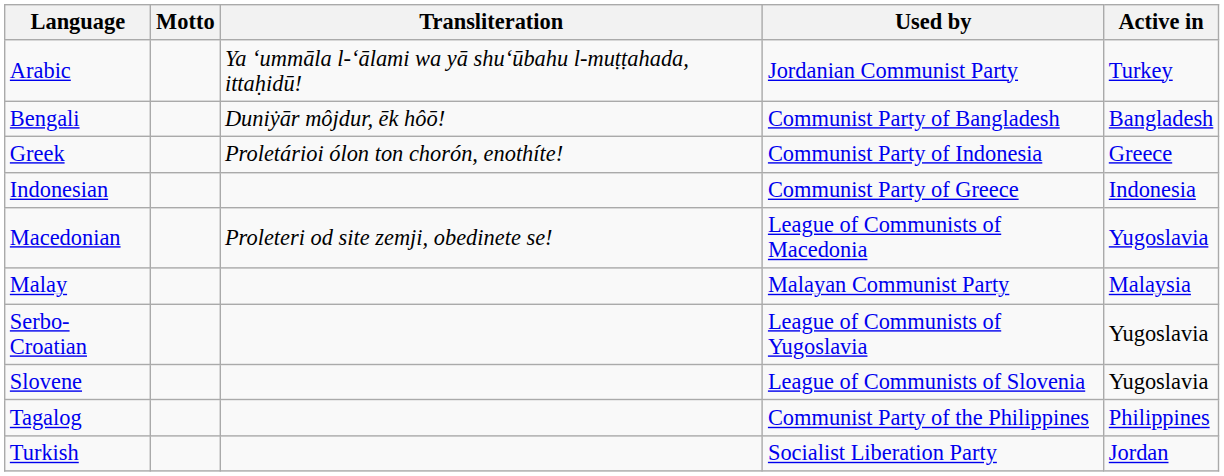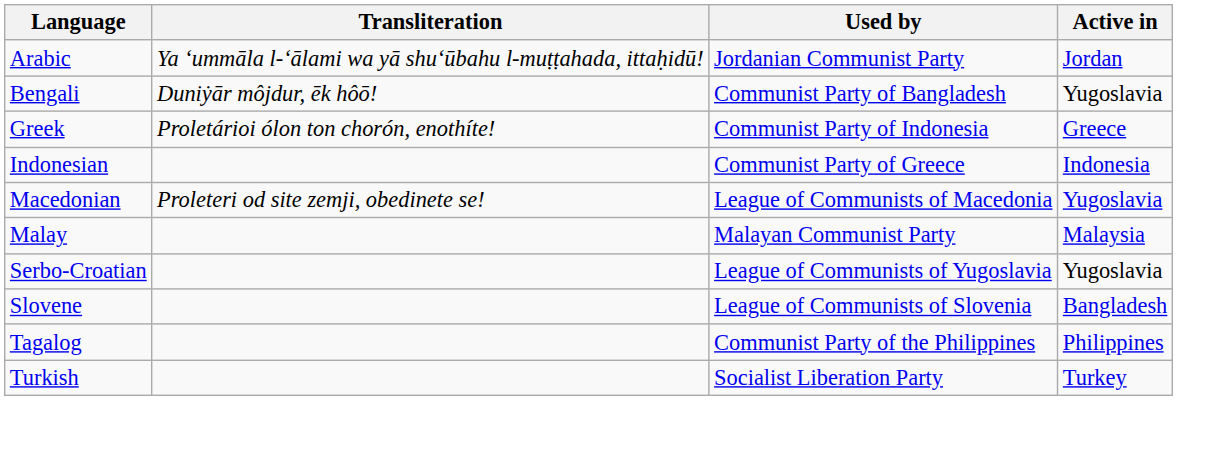- column: (185, 22)
(1141, 70) Turkey -> (1093, 57) Jordan
(1161, 118) Bangladesh -> (1113, 93) Yugoslavia
(1159, 382) Yugoslavia -> (1115, 306) Bangladesh
(1139, 453) Jordan -> (1095, 377) Turkey
